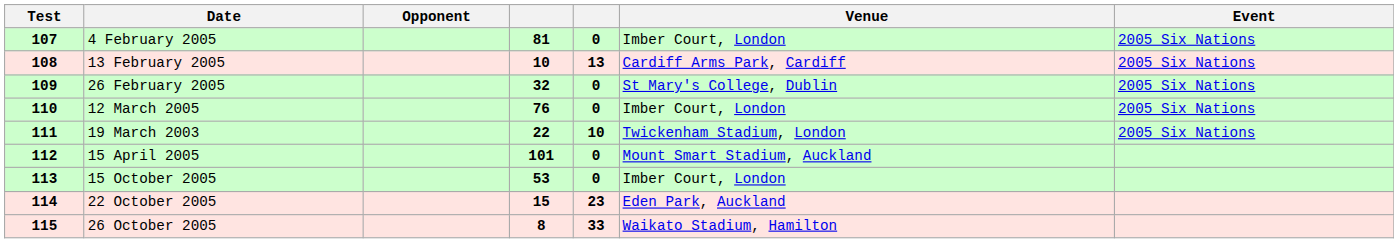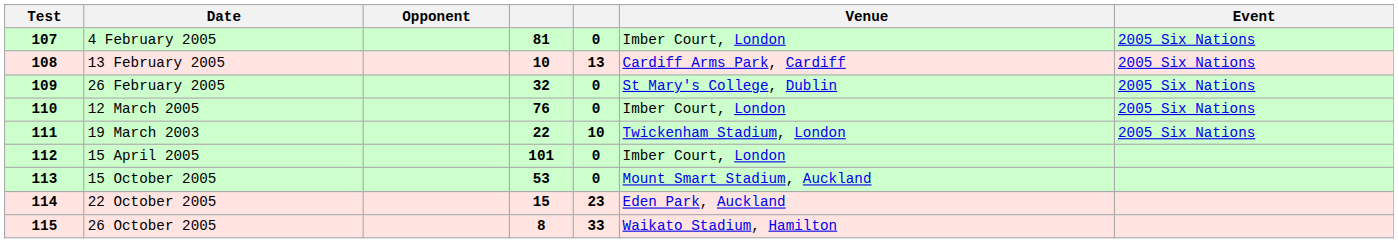(747, 156) Mount Smart Stadium, Auckland -> (704, 156) Imber Court, London
(704, 179) Imber Court, London -> (747, 179) Mount Smart Stadium, Auckland
